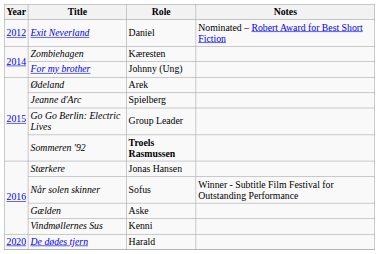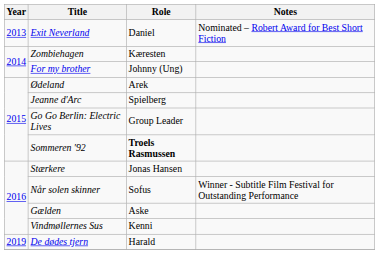(16, 33) 2012 -> (16, 33) 2013
(16, 241) 2020 -> (16, 241) 2019
